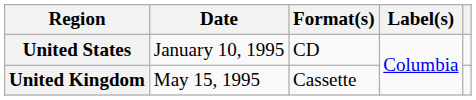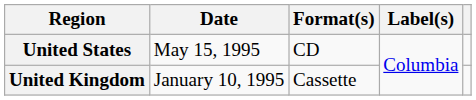(219, 49) January 10, 1995 -> (207, 49) May 15, 1995
(207, 79) May 15, 1995 -> (219, 79) January 10, 1995
